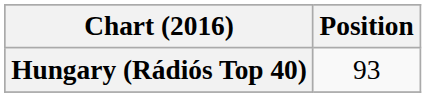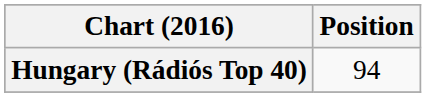(367, 69) 93 -> (367, 69) 94
